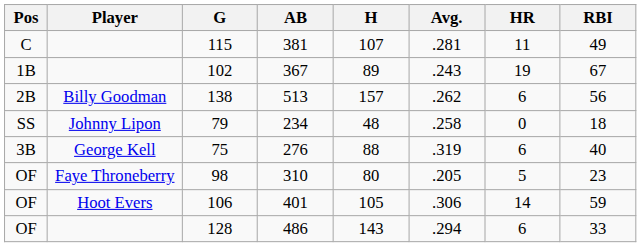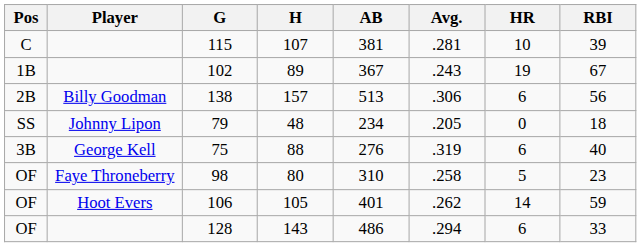columns swapped: (295, 17) <-> (371, 17)
(522, 44) 11 -> (522, 44) 10
(598, 44) 49 -> (598, 44) 39
(447, 96) .262 -> (447, 96) .306
(447, 123) .258 -> (447, 123) .205
(447, 176) .205 -> (447, 176) .258
(447, 202) .306 -> (447, 202) .262
